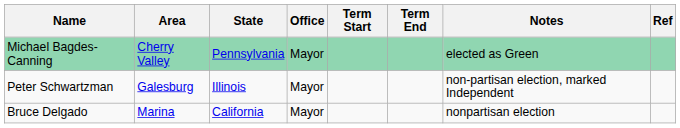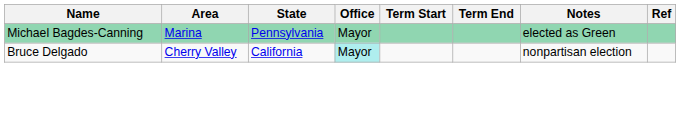(156, 53) Cherry Valley -> (183, 33) Marina
- row: (60, 86)
(156, 113) Marina -> (201, 52) Cherry Valley
(307, 113) no background -> (355, 52) paleturquoise background
